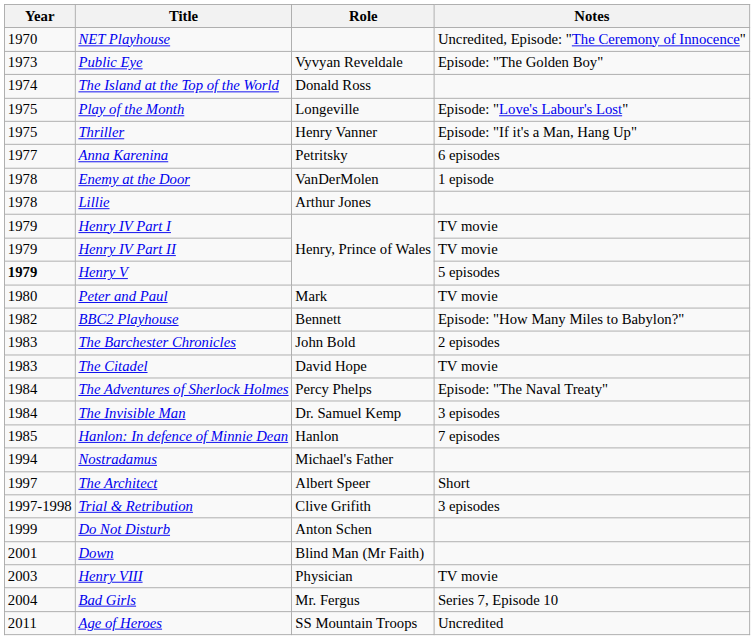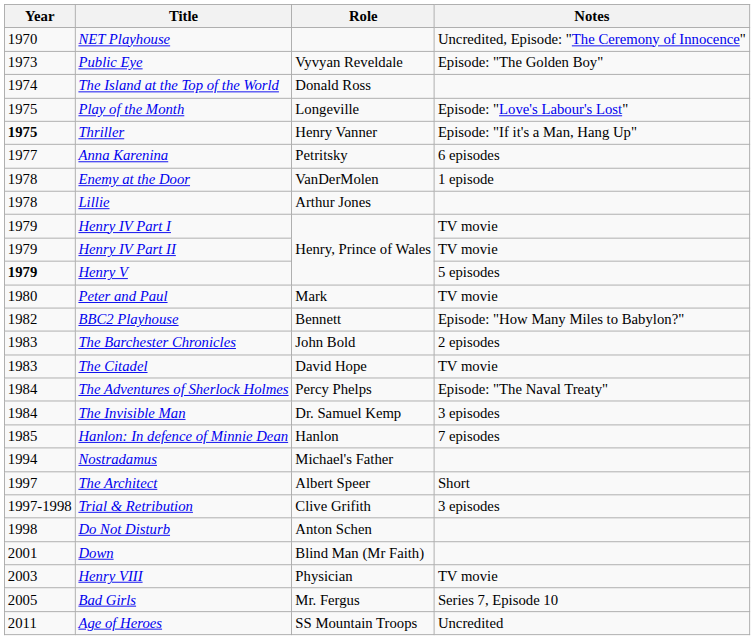(23, 132) normal -> (23, 132) bold
(23, 529) 1999 -> (23, 529) 1998
(23, 599) 2004 -> (23, 599) 2005
